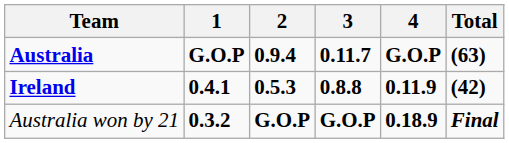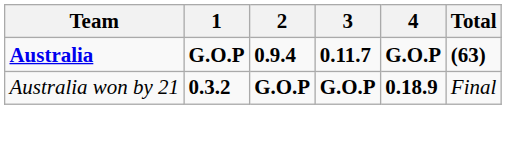- row: (42, 87)
(475, 120) bold -> (474, 87) normal
